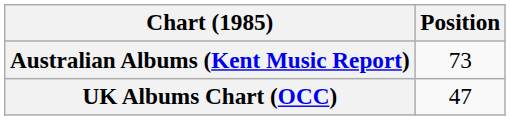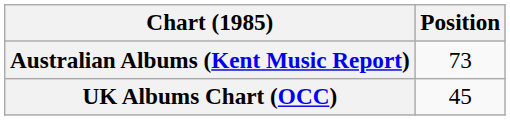(460, 96) 47 -> (460, 96) 45
